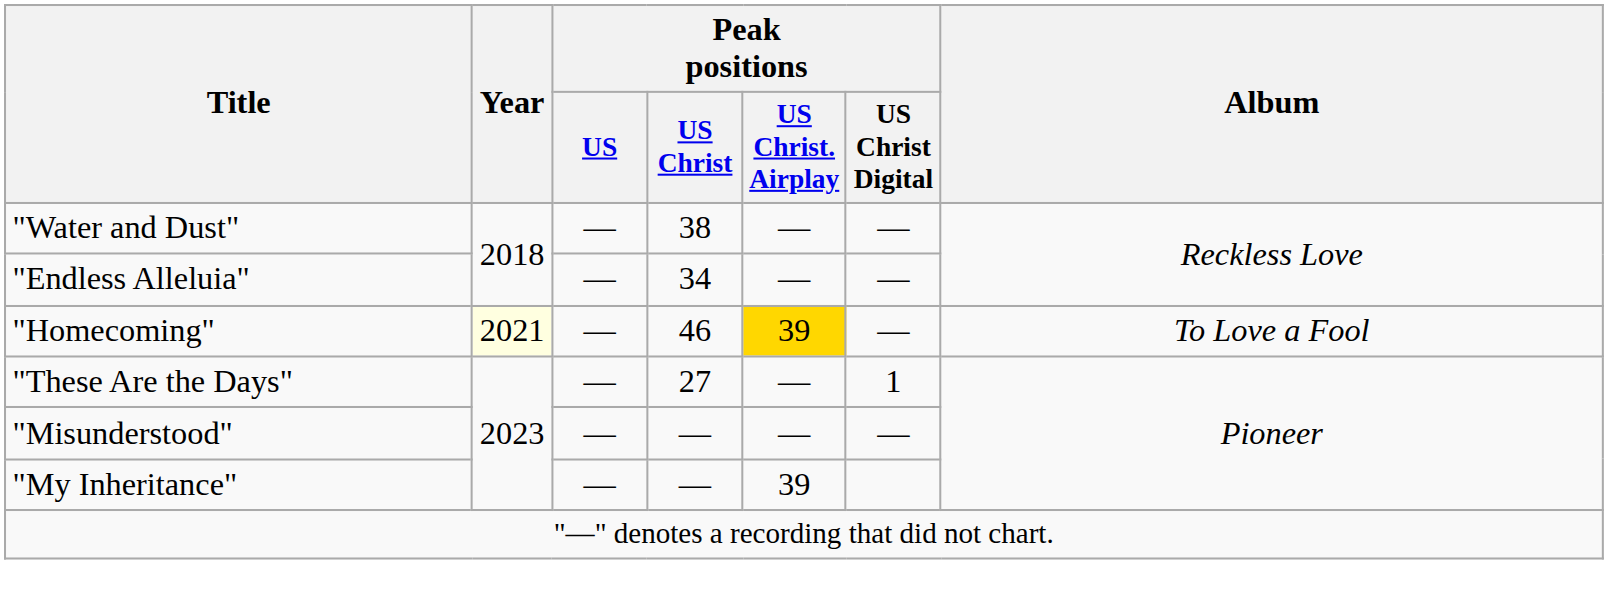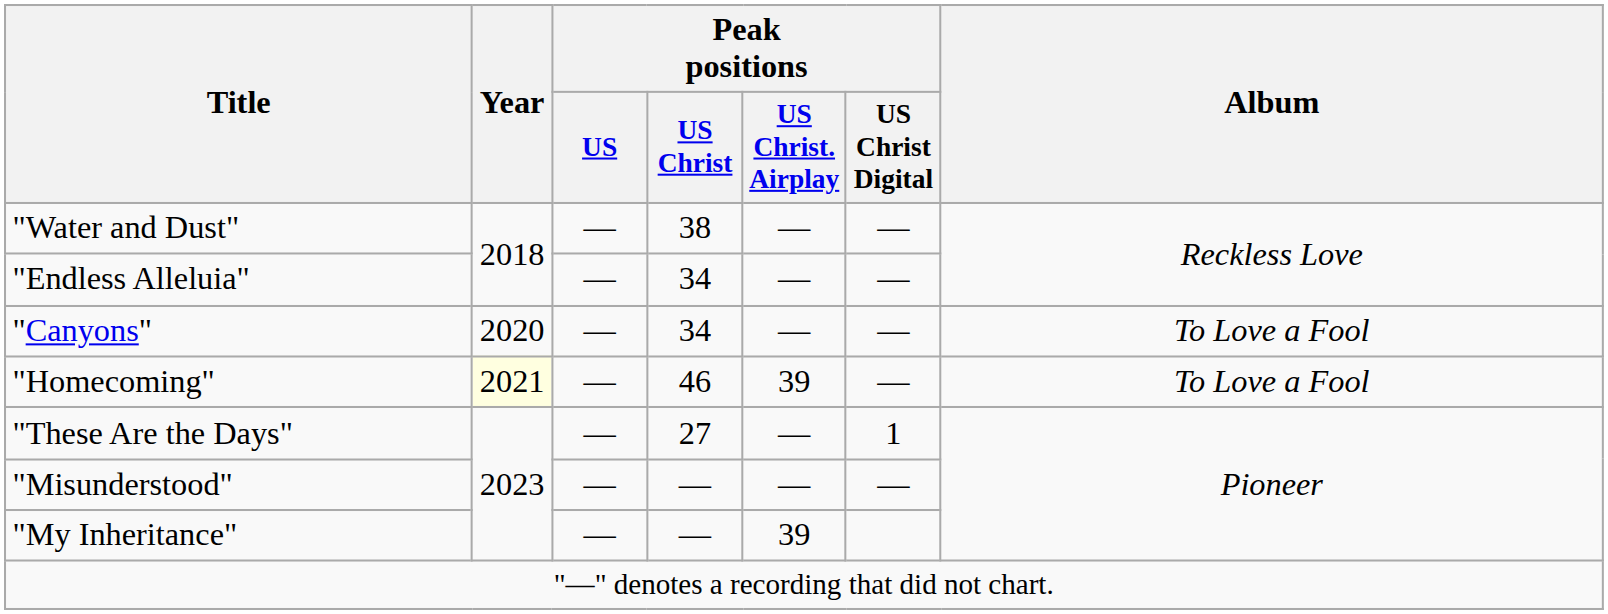+ row: (82, 330)
(794, 330) gold background -> (794, 381) no background
